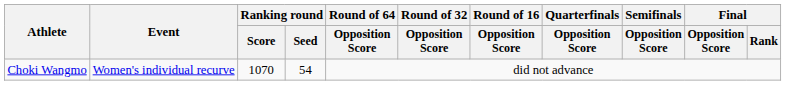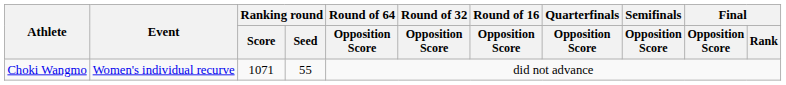(261, 70) 1070 -> (261, 70) 1071
(305, 70) 54 -> (305, 70) 55
